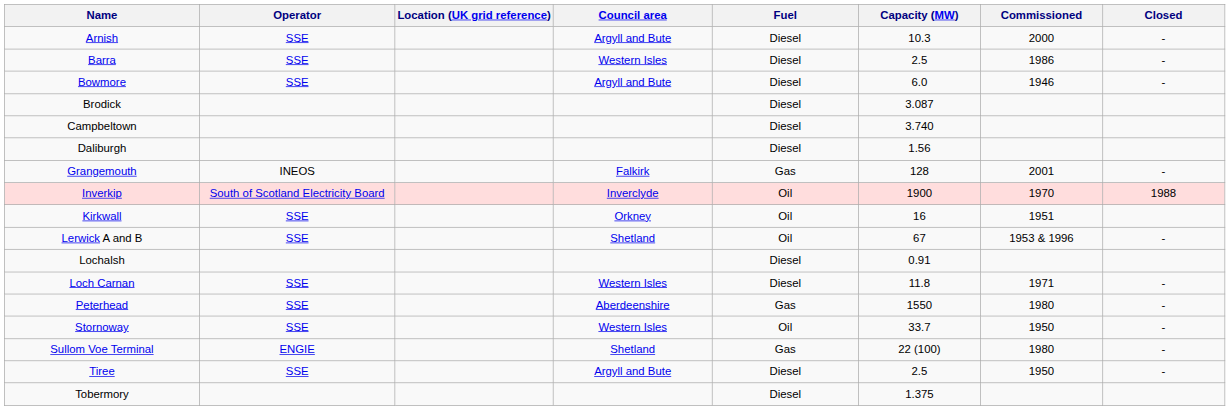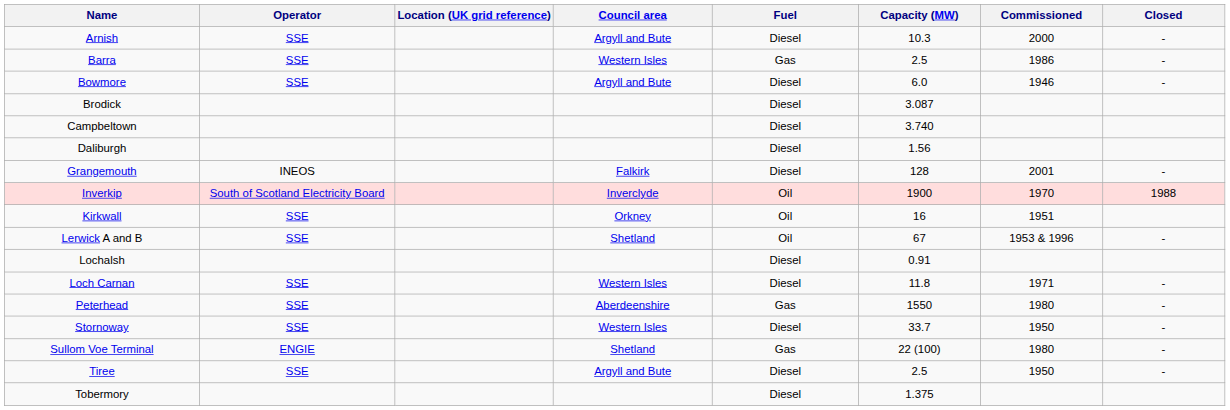(785, 60) Diesel -> (785, 60) Gas
(785, 171) Gas -> (785, 171) Diesel
(785, 327) Oil -> (785, 327) Diesel
